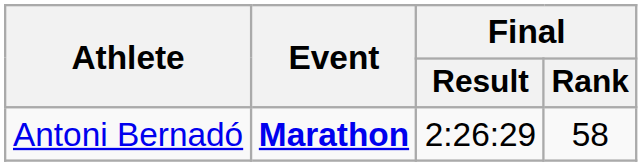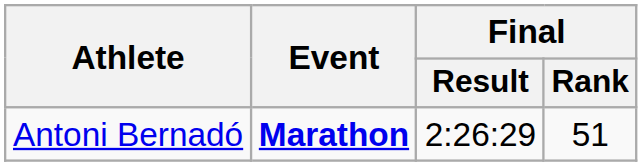(590, 135) 58 -> (590, 135) 51
